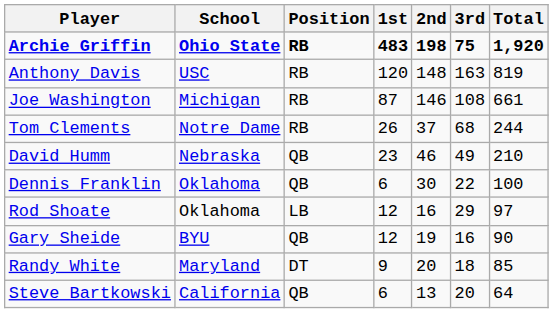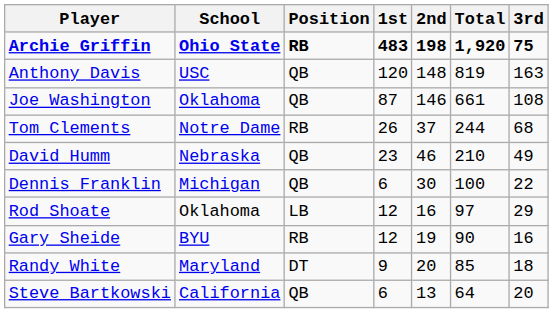columns swapped: (470, 18) <-> (518, 18)
(299, 74) RB -> (299, 74) QB
(220, 101) Michigan -> (220, 101) Oklahoma
(299, 101) RB -> (299, 101) QB
(220, 184) Oklahoma -> (220, 184) Michigan
(299, 239) QB -> (299, 239) RB
